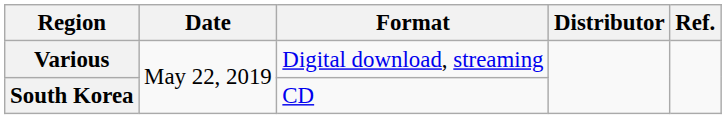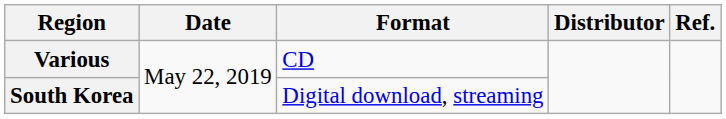(413, 58) Digital download, streaming -> (298, 58) CD
(298, 95) CD -> (413, 95) Digital download, streaming
